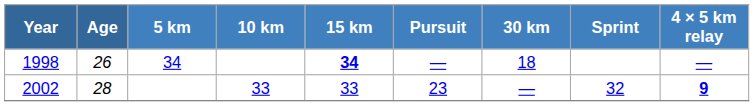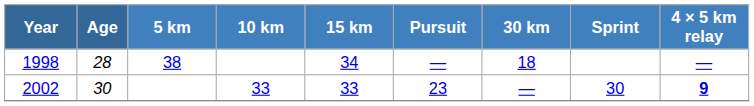(102, 62) 26 -> (102, 62) 28
(172, 62) 34 -> (172, 62) 38
(349, 62) bold -> (349, 62) normal
(102, 88) 28 -> (102, 88) 30
(615, 88) 32 -> (615, 88) 30
